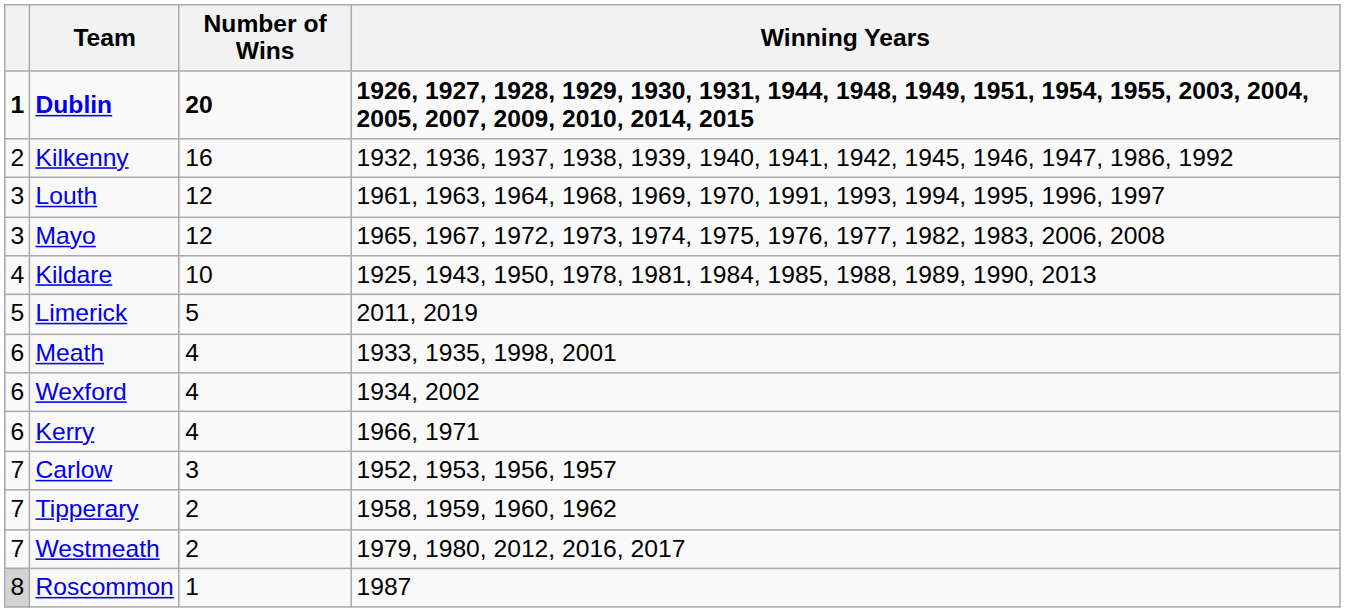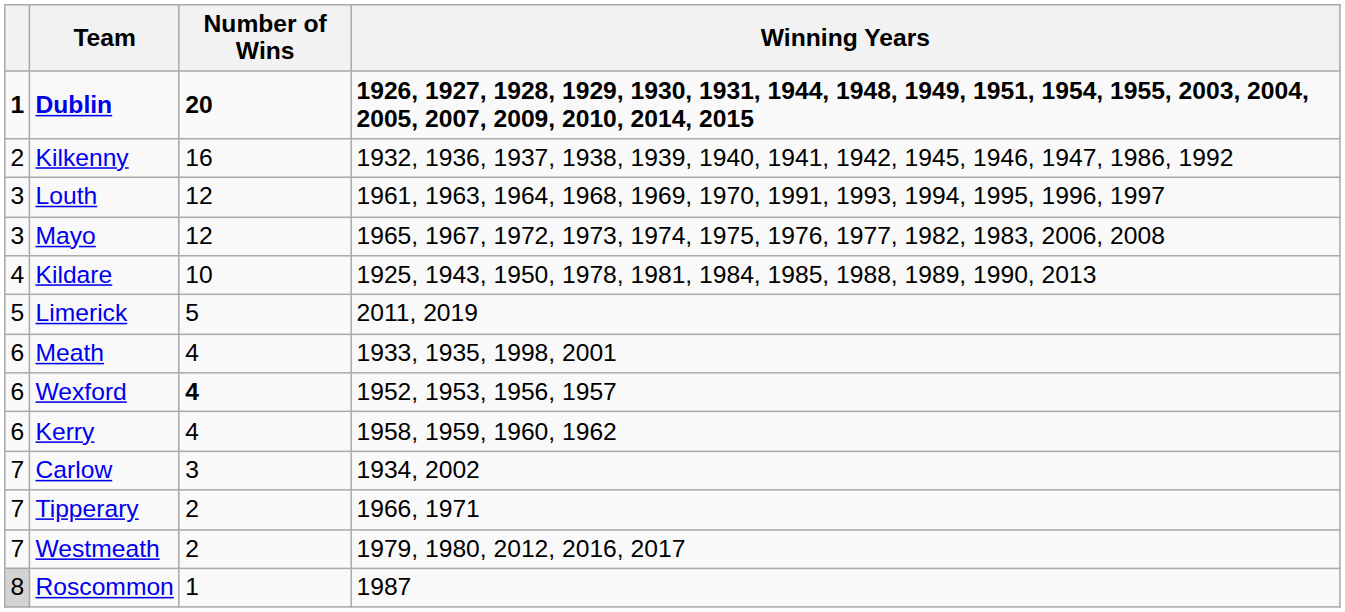(192, 392) normal -> (192, 392) bold
(418, 392) 1934, 2002 -> (487, 392) 1952, 1953, 1956, 1957
(418, 431) 1966, 1971 -> (487, 431) 1958, 1959, 1960, 1962
(487, 470) 1952, 1953, 1956, 1957 -> (418, 470) 1934, 2002
(487, 509) 1958, 1959, 1960, 1962 -> (418, 509) 1966, 1971
